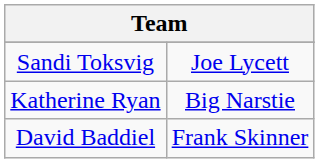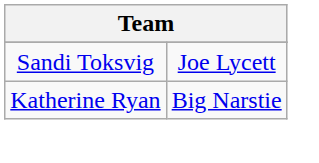- row: (85, 137)
